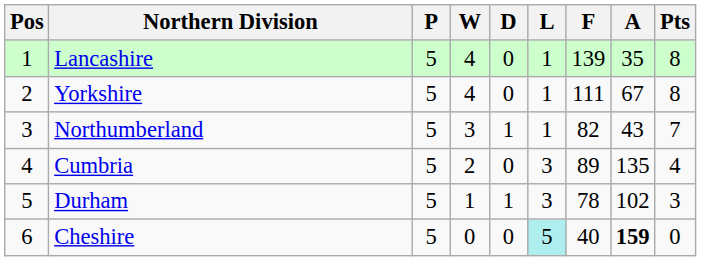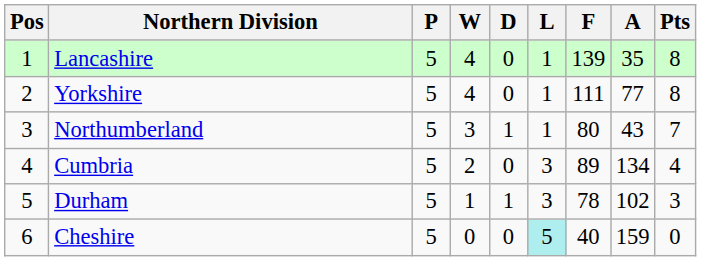(633, 93) 67 -> (633, 93) 77
(588, 129) 82 -> (588, 129) 80
(633, 165) 135 -> (633, 165) 134
(633, 237) bold -> (633, 237) normal
